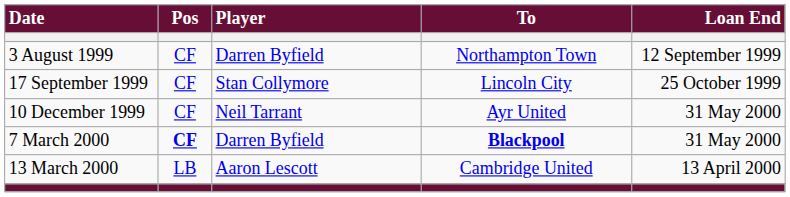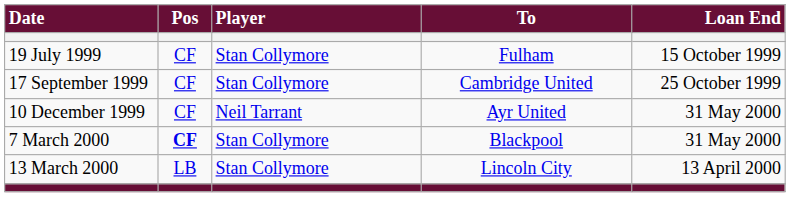+ row: (55, 55)
- row: (61, 55)
(526, 83) Lincoln City -> (526, 83) Cambridge United
(270, 140) Darren Byfield -> (272, 140) Stan Collymore
(526, 140) bold -> (526, 140) normal
(267, 169) Aaron Lescott -> (272, 169) Stan Collymore
(526, 169) Cambridge United -> (526, 169) Lincoln City
